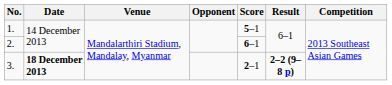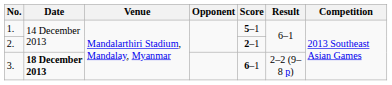(252, 44) 6–1 -> (252, 44) 2–1
(252, 66) 2–1 -> (252, 66) 6–1
(286, 66) bold -> (286, 66) normal
